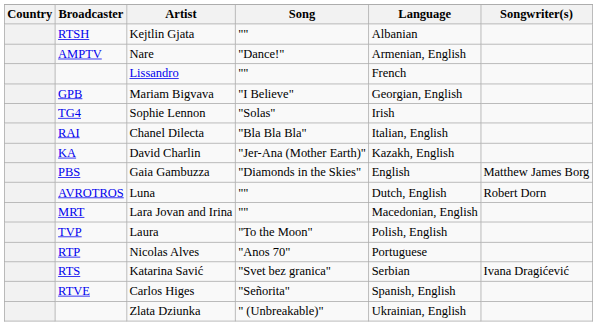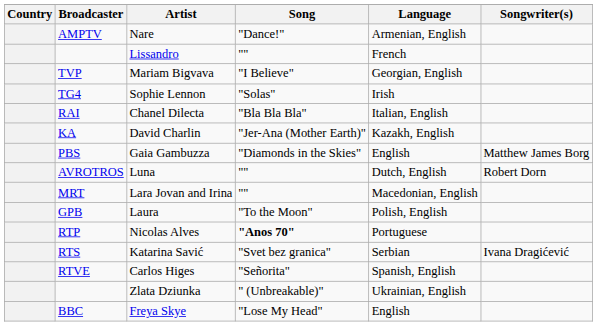- row: (162, 34)
(70, 93) GPB -> (70, 73) TVP
(70, 232) TVP -> (70, 212) GPB
(264, 251) normal -> (266, 232) bold
+ row: (158, 311)
